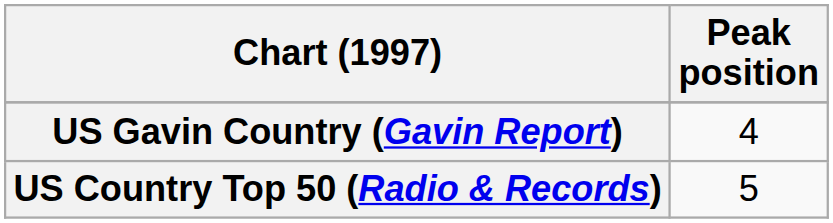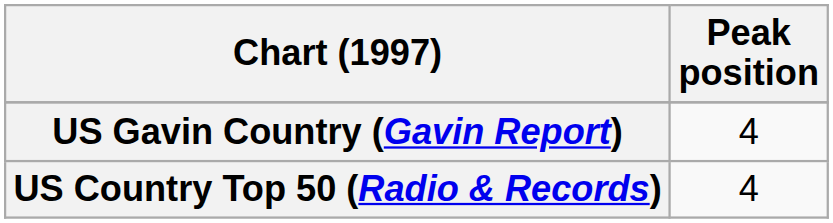(749, 188) 5 -> (749, 188) 4
